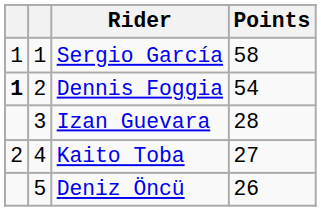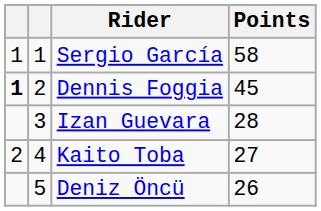(246, 89) 54 -> (246, 89) 45
